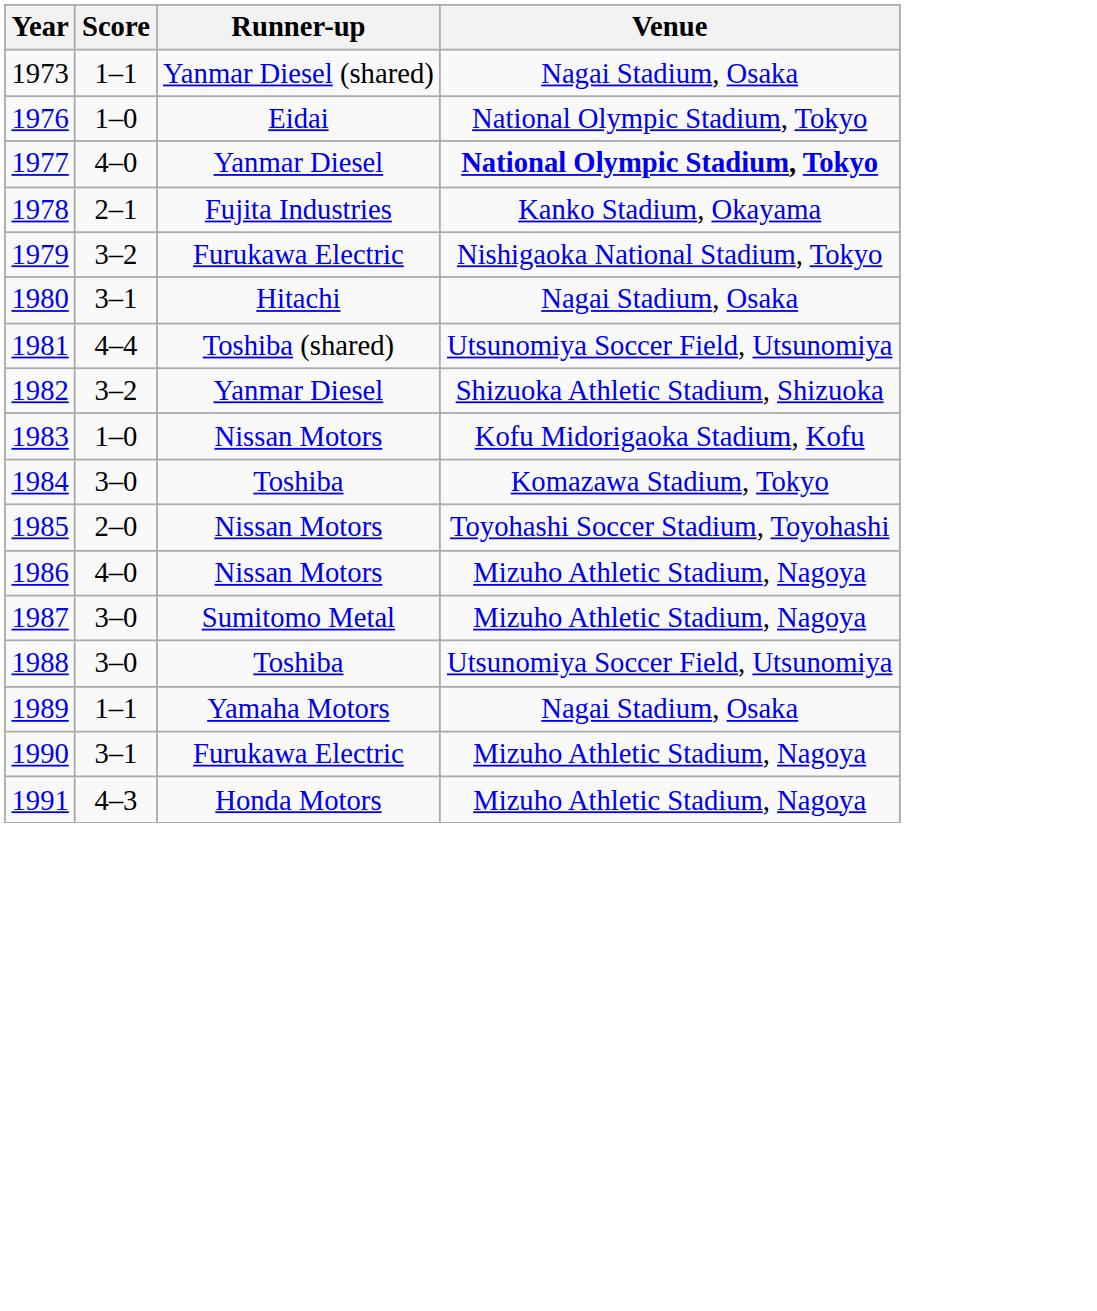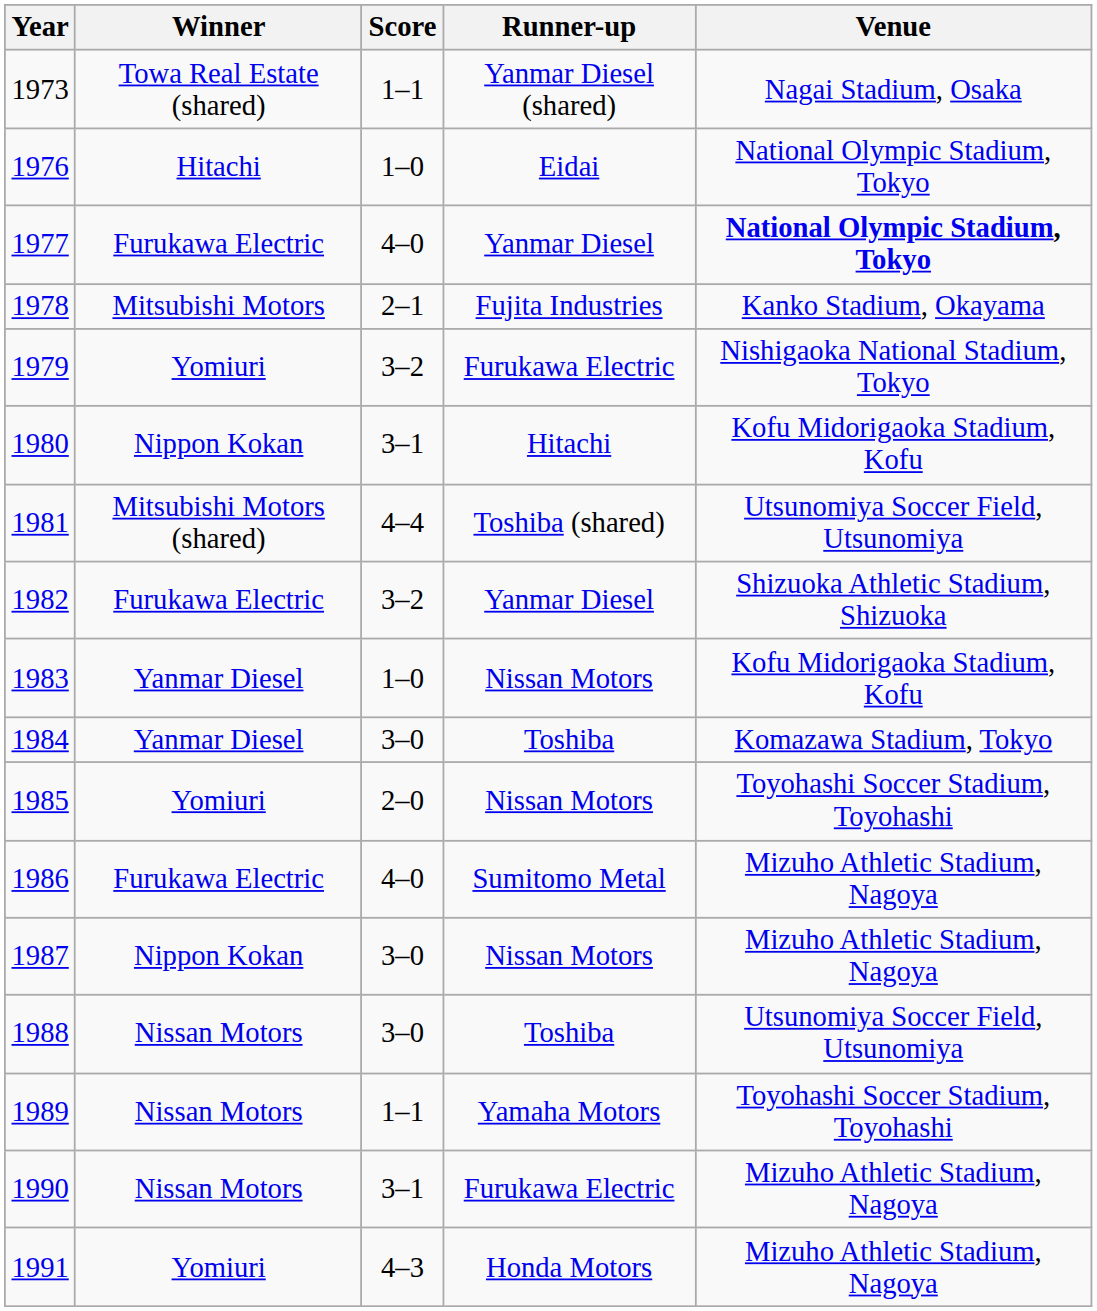+ column: (219, 27)
(670, 299) Nagai Stadium, Osaka -> (893, 444) Kofu Midorigaoka Stadium, Kofu
(298, 572) Nissan Motors -> (569, 878) Sumitomo Metal
(298, 617) Sumitomo Metal -> (569, 955) Nissan Motors
(670, 708) Nagai Stadium, Osaka -> (893, 1111) Toyohashi Soccer Stadium, Toyohashi
